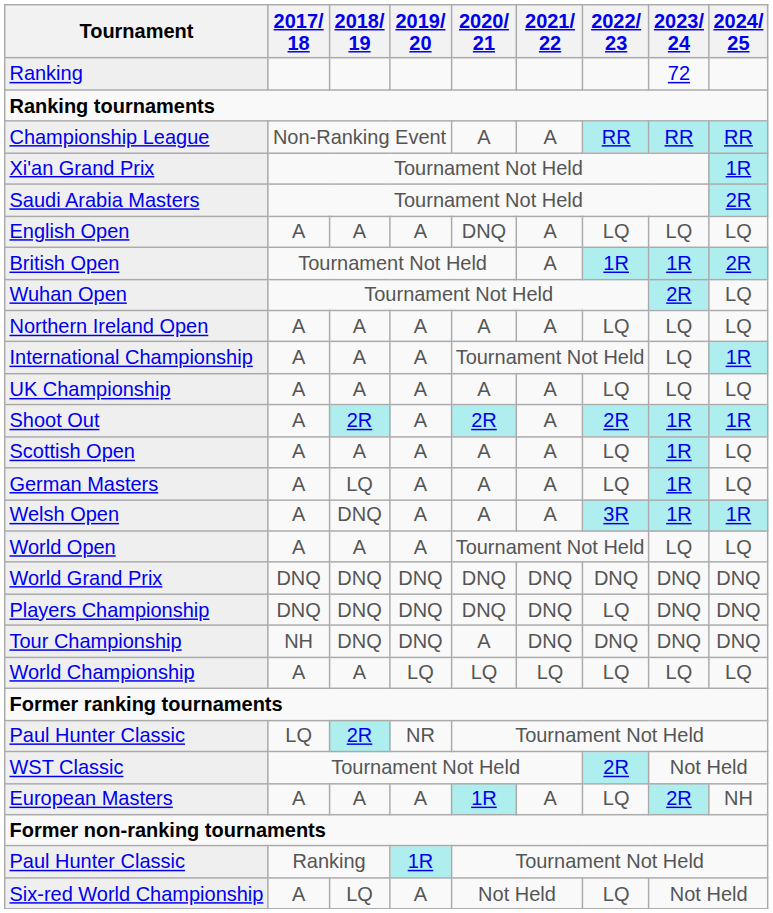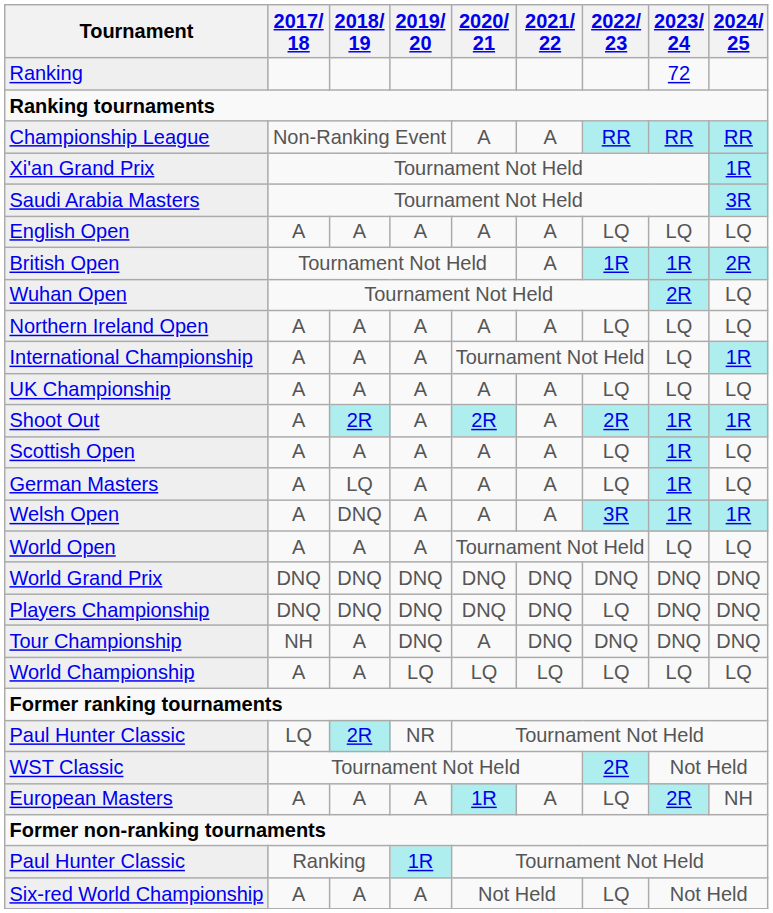(738, 200) 2R -> (738, 200) 3R
(484, 231) DNQ -> (484, 231) A
(360, 641) DNQ -> (360, 641) A
(360, 893) LQ -> (360, 893) A
